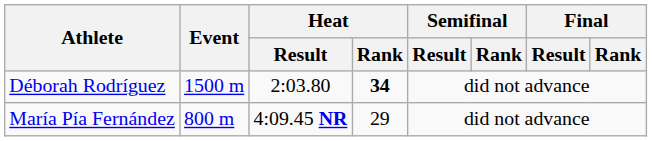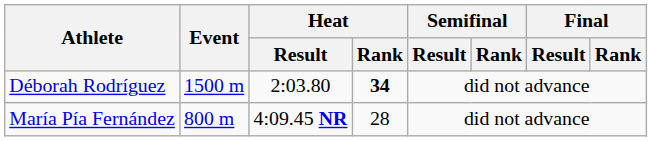(380, 119) 29 -> (380, 119) 28
